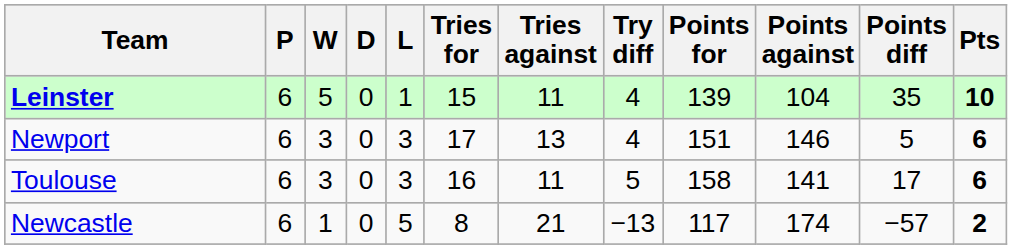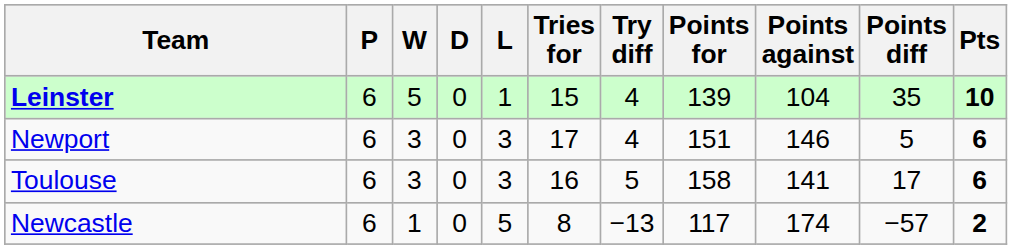- column: (551, 40)
